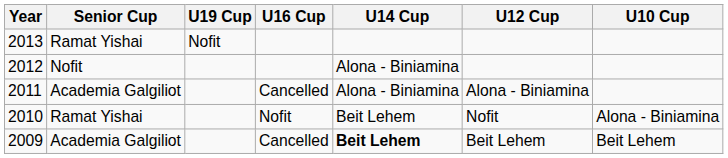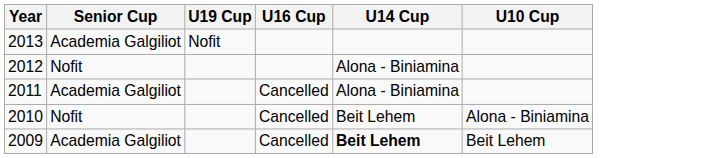- column: (528, 16)
(96, 41) Ramat Yishai -> (116, 41) Academia Galgiliot
(96, 116) Ramat Yishai -> (66, 116) Nofit
(275, 116) Nofit -> (294, 116) Cancelled
